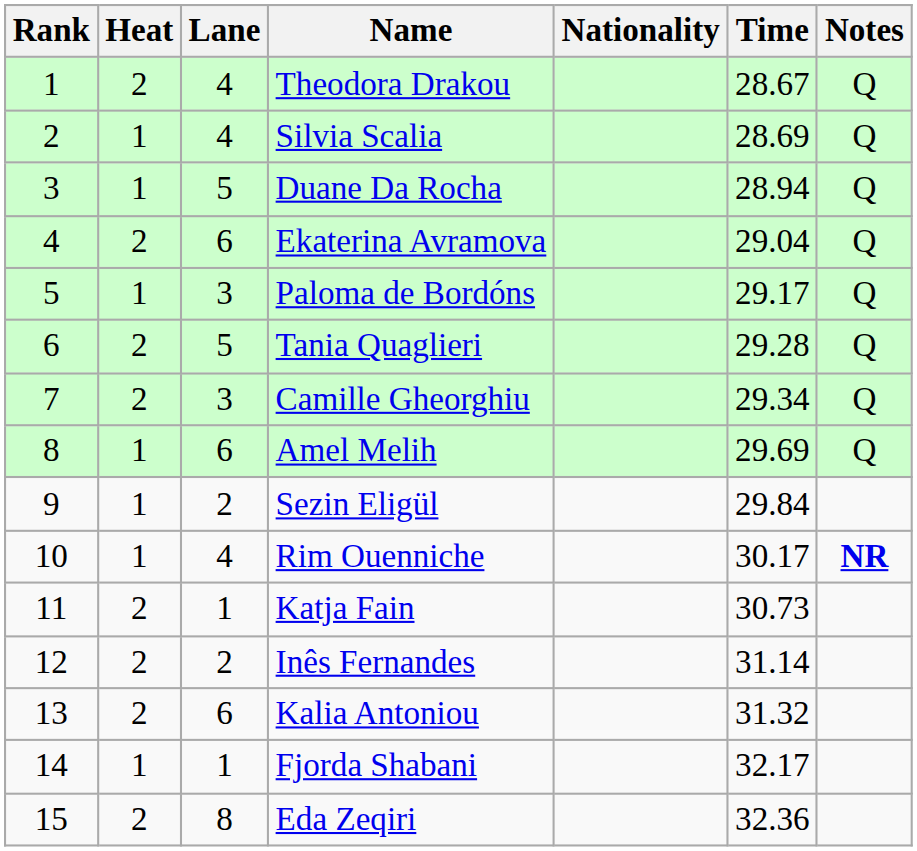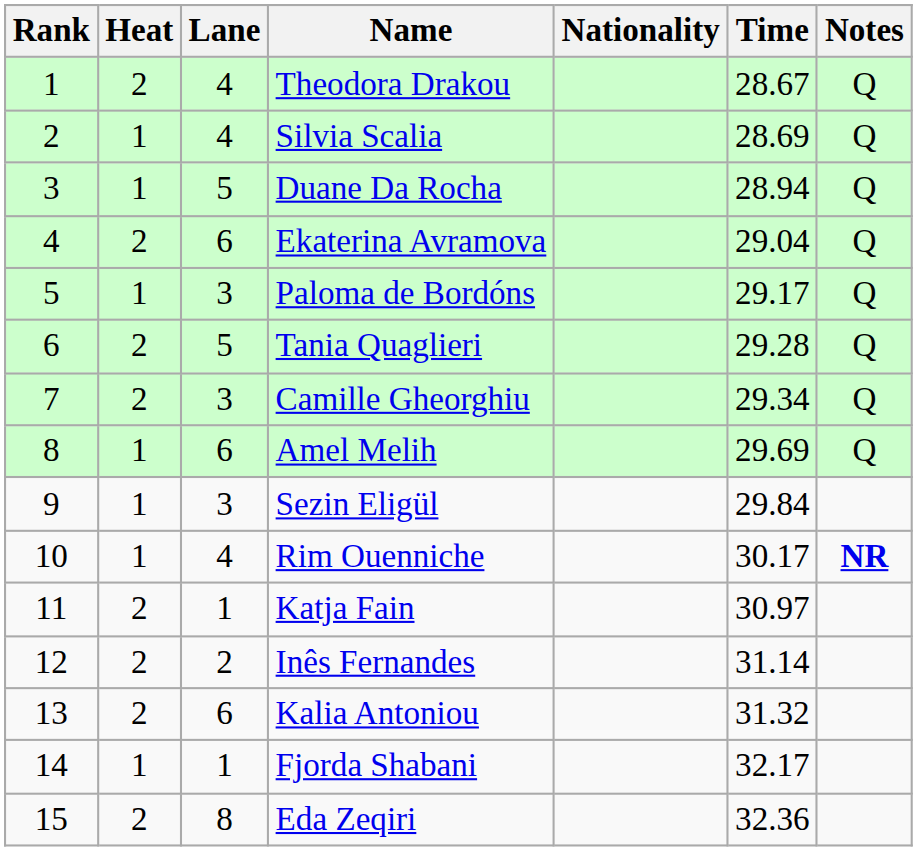(224, 503) 2 -> (224, 503) 3
(772, 608) 30.73 -> (772, 608) 30.97
